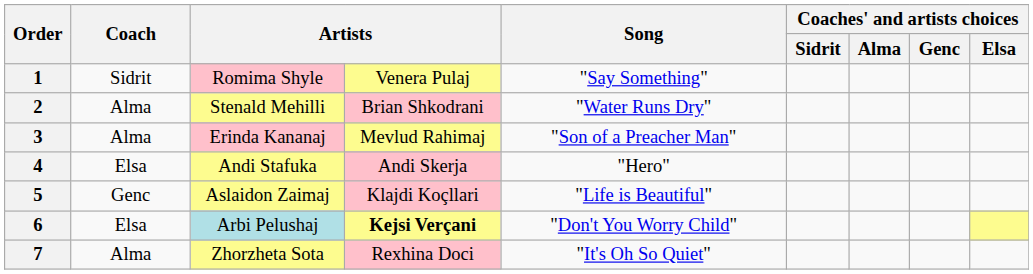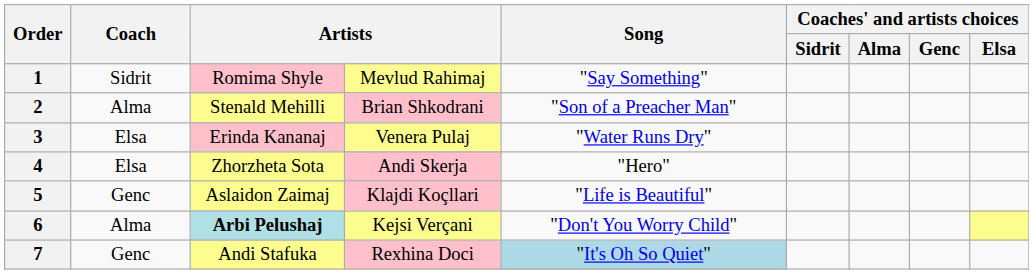(423, 78) Venera Pulaj -> (423, 78) Mevlud Rahimaj
(644, 107) "Water Runs Dry" -> (644, 107) "Son of a Preacher Man"
(131, 136) Alma -> (131, 136) Elsa
(423, 136) Mevlud Rahimaj -> (423, 136) Venera Pulaj
(644, 136) "Son of a Preacher Man" -> (644, 136) "Water Runs Dry"
(268, 166) Andi Stafuka -> (268, 166) Zhorzheta Sota
(131, 225) Elsa -> (131, 225) Alma
(268, 225) normal -> (268, 225) bold
(423, 225) bold -> (423, 225) normal
(131, 254) Alma -> (131, 254) Genc
(268, 254) Zhorzheta Sota -> (268, 254) Andi Stafuka
(644, 254) no background -> (644, 254) lightblue background
